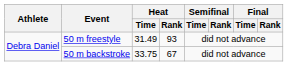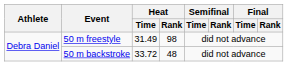(172, 40) 93 -> (172, 40) 98
(146, 54) 33.75 -> (146, 54) 33.72
(172, 54) 67 -> (172, 54) 48
